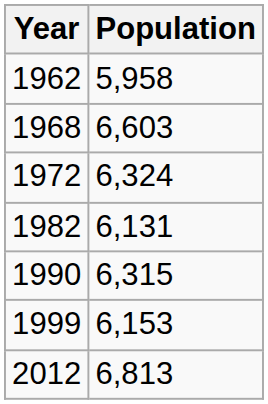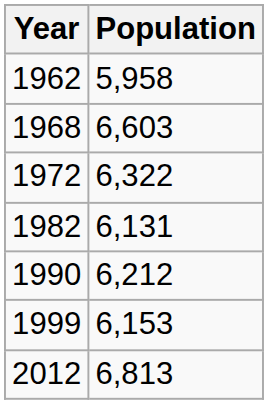(134, 176) 6,324 -> (134, 176) 6,322
(134, 275) 6,315 -> (134, 275) 6,212
